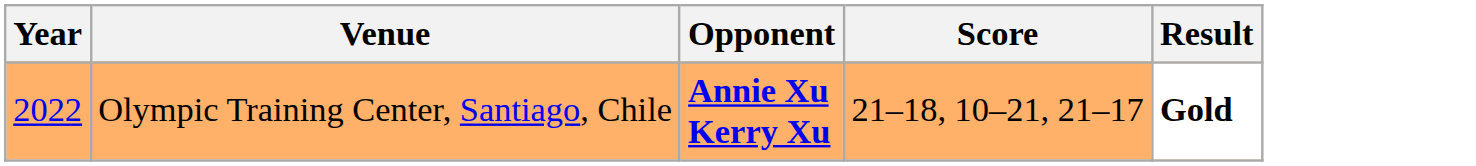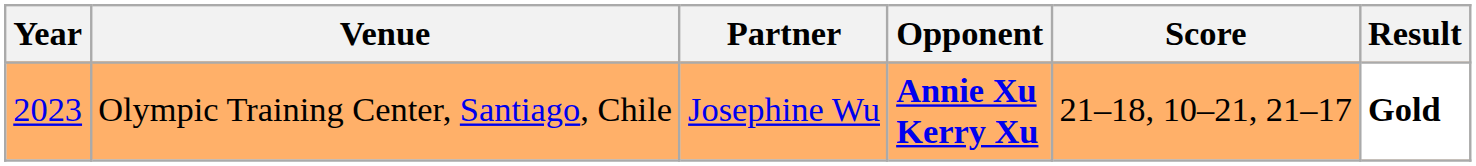+ column: (784, 33)
(48, 110) 2022 -> (48, 110) 2023
